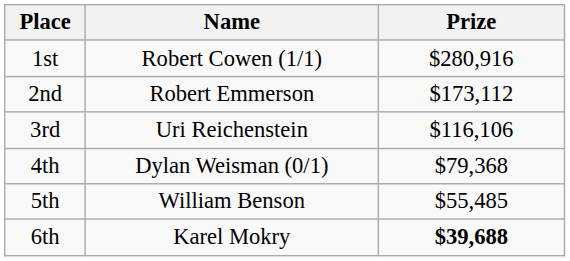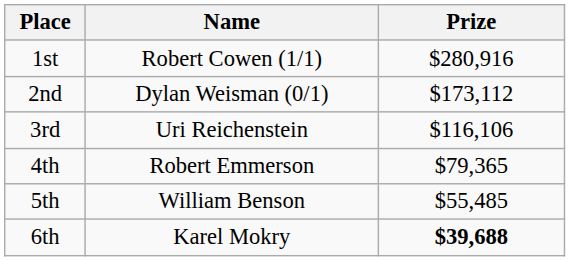(232, 93) Robert Emmerson -> (232, 93) Dylan Weisman (0/1)
(232, 165) Dylan Weisman (0/1) -> (232, 165) Robert Emmerson
(471, 165) $79,368 -> (471, 165) $79,365
